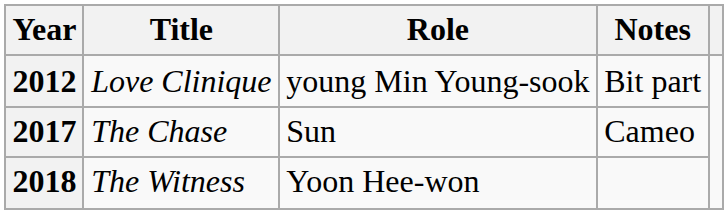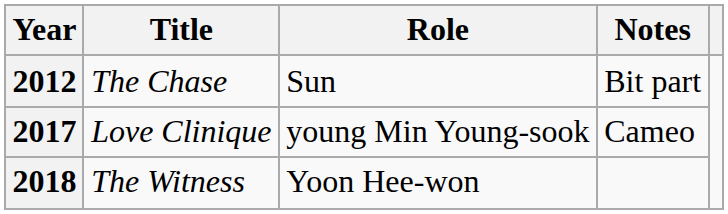(181, 80) Love Clinique -> (159, 80) The Chase
(438, 80) young Min Young-sook -> (311, 80) Sun
(159, 131) The Chase -> (181, 131) Love Clinique
(311, 131) Sun -> (438, 131) young Min Young-sook
